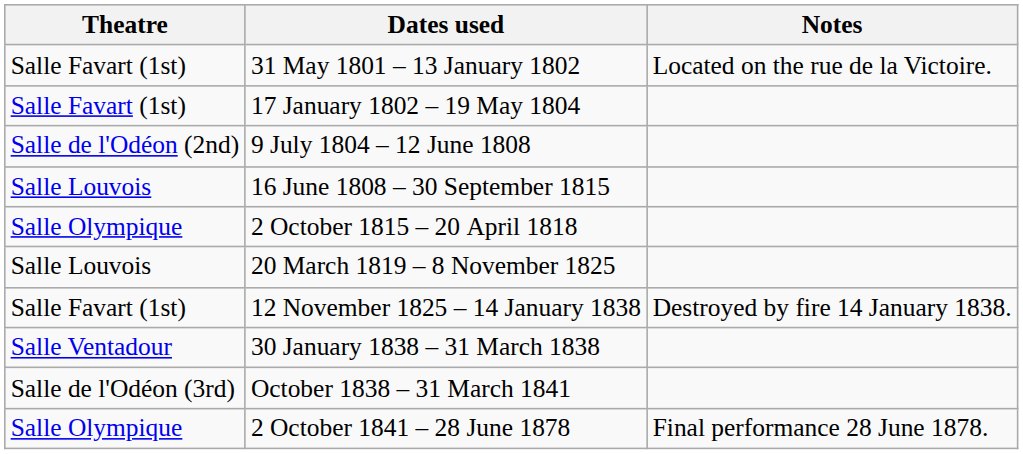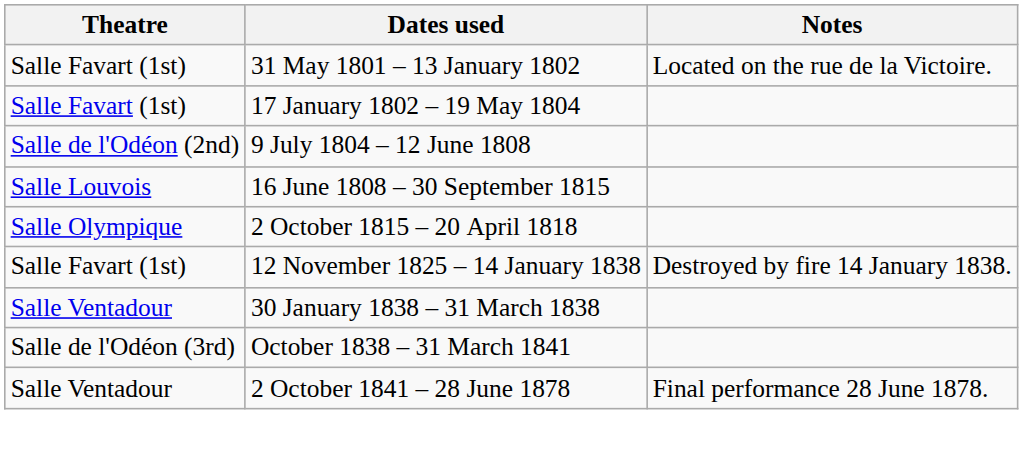- row: (433, 266)
(97, 428) Salle Olympique -> (91, 387) Salle Ventadour
